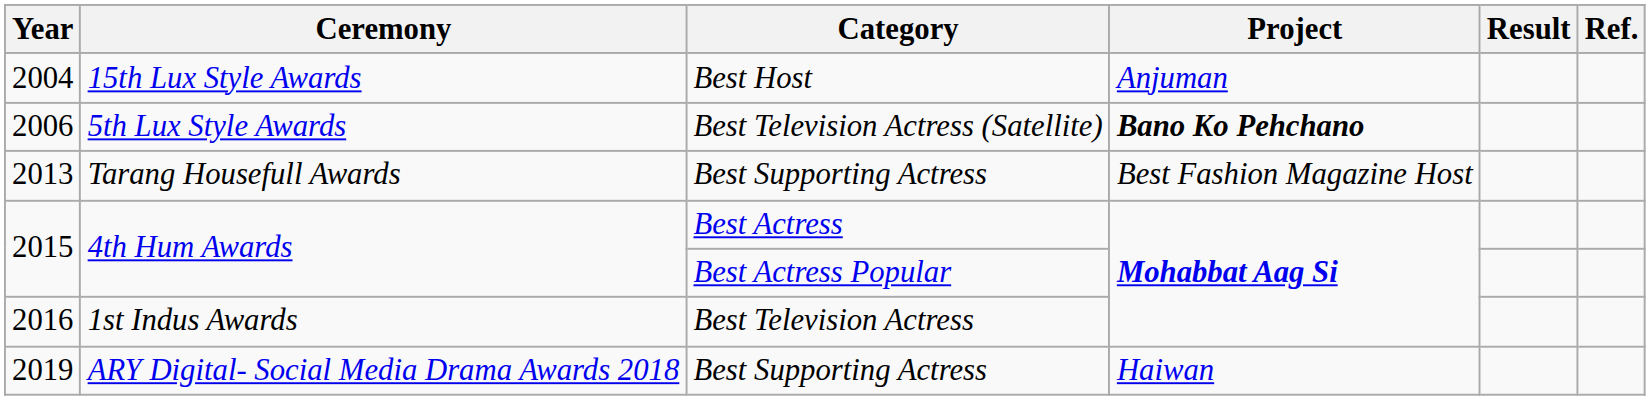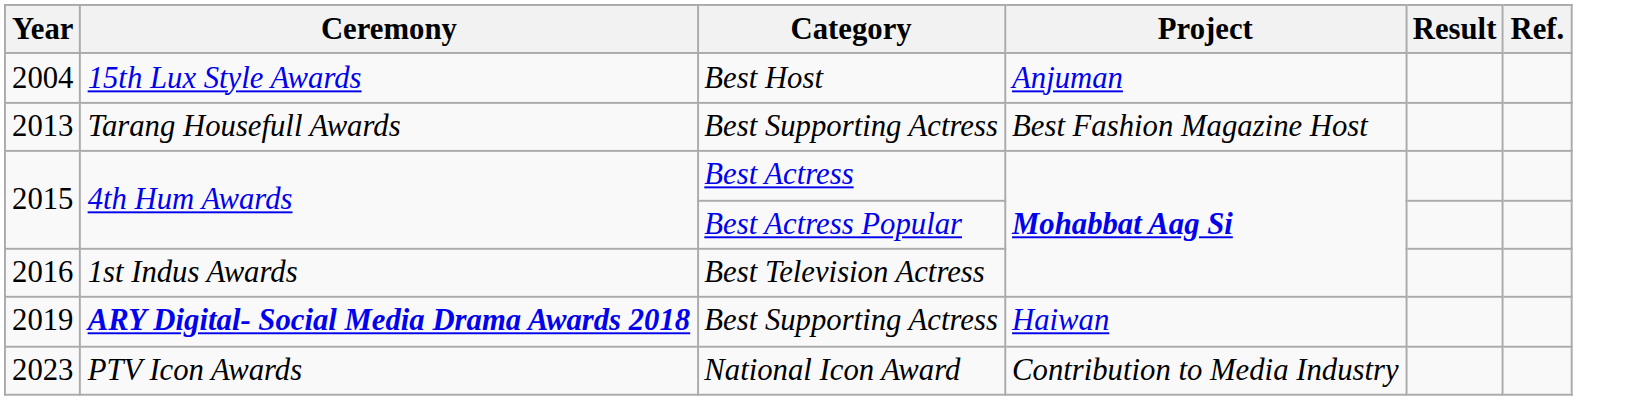- row: (43, 126)
(383, 369) normal -> (389, 321) bold
+ row: (43, 369)
